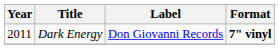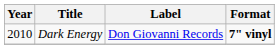(20, 34) 2011 -> (20, 34) 2010
